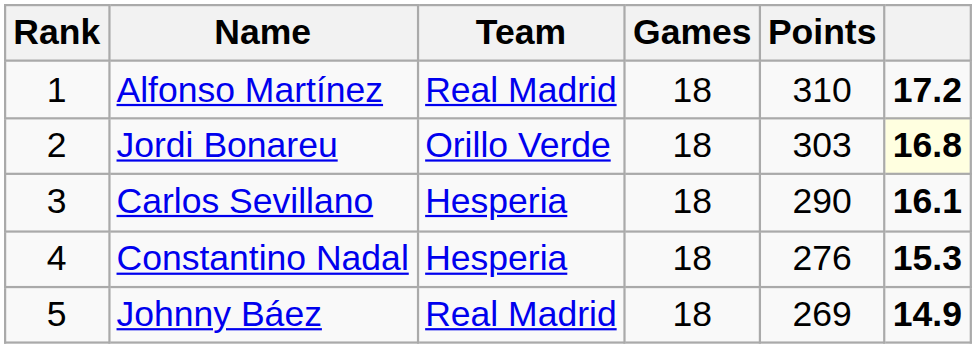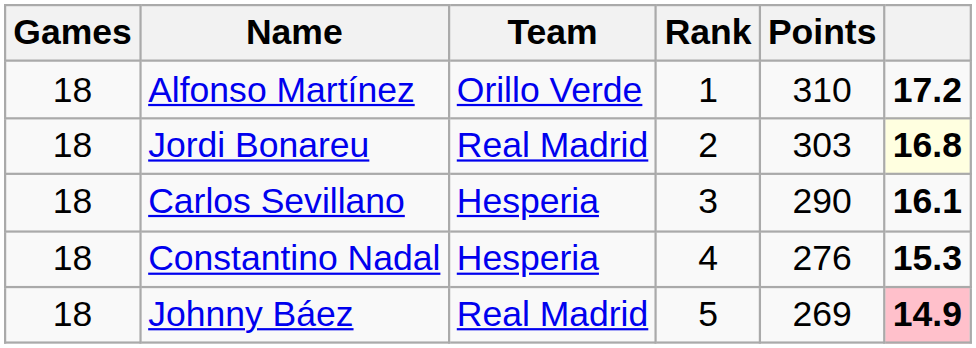columns swapped: (57, 32) <-> (692, 32)
(521, 88) Real Madrid -> (550, 88) Orillo Verde
(518, 145) Orillo Verde -> (553, 145) Real Madrid
(927, 314) no background -> (927, 314) pink background
